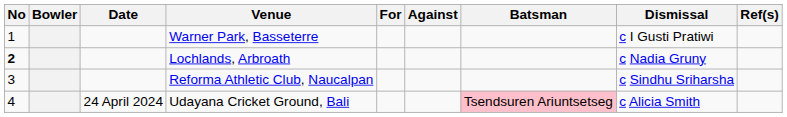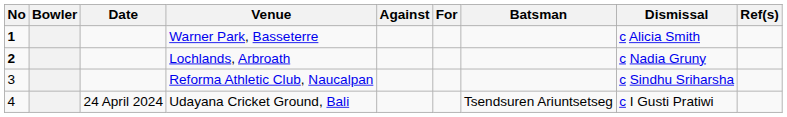columns swapped: (391, 15) <-> (433, 15)
(11, 36) normal -> (11, 36) bold
(666, 36) c I Gusti Pratiwi -> (660, 36) c Alicia Smith
(538, 101) pink background -> (538, 101) no background
(660, 101) c Alicia Smith -> (666, 101) c I Gusti Pratiwi
